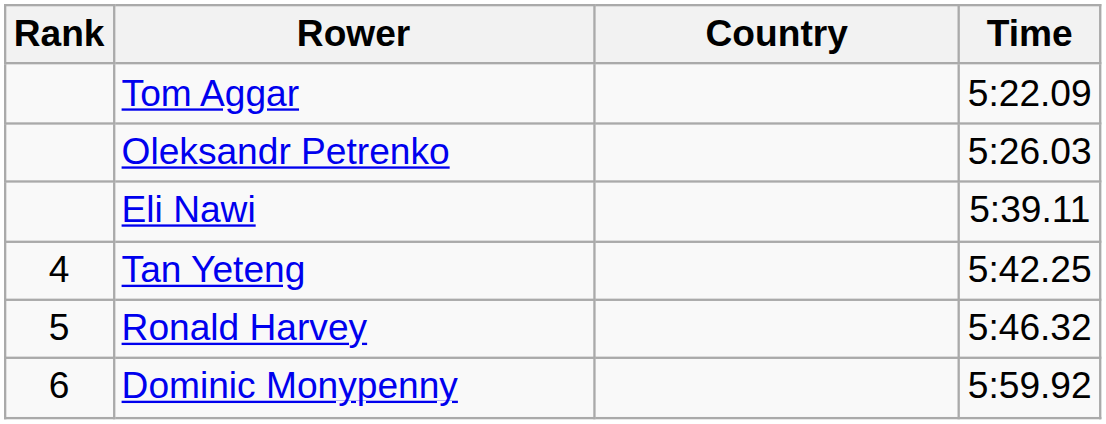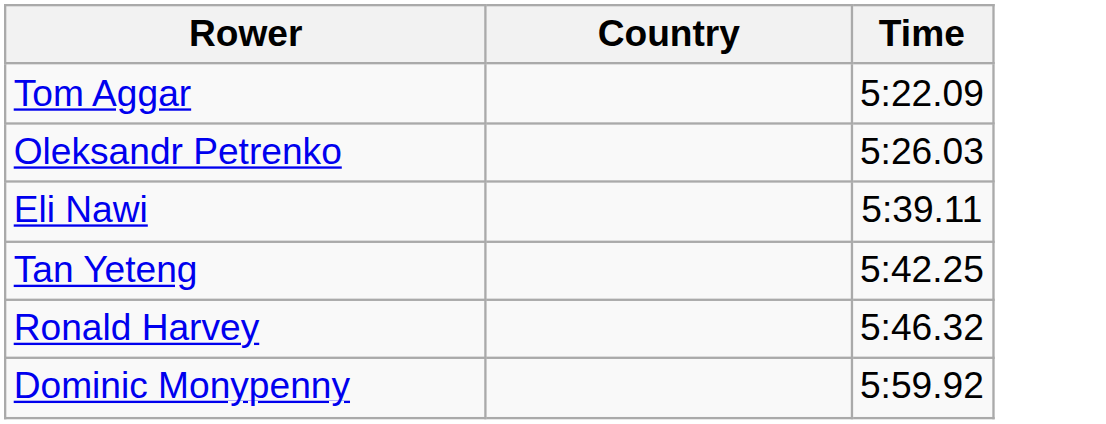- column: (59, 33)
